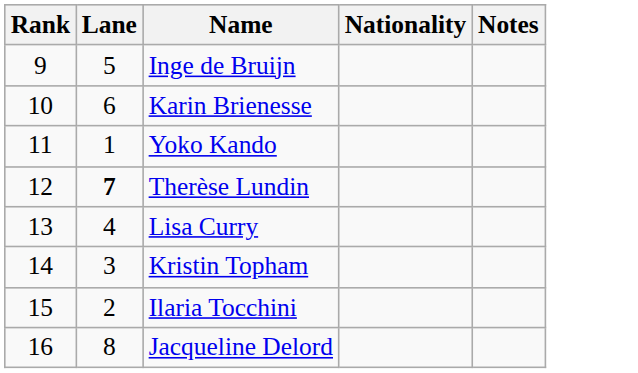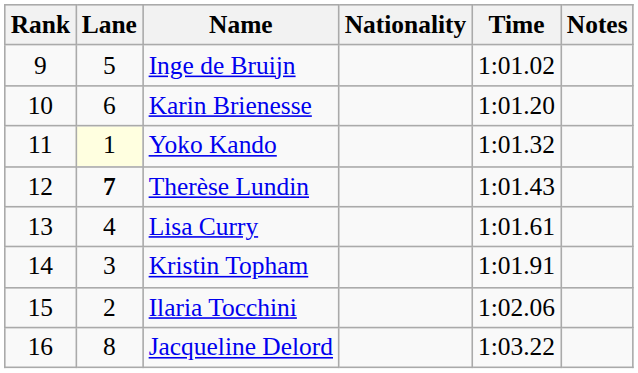+ column: (517, 24)
(109, 145) no background -> (109, 145) lightyellow background
